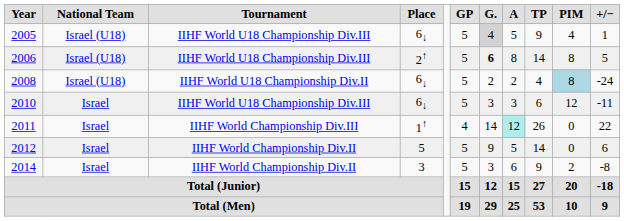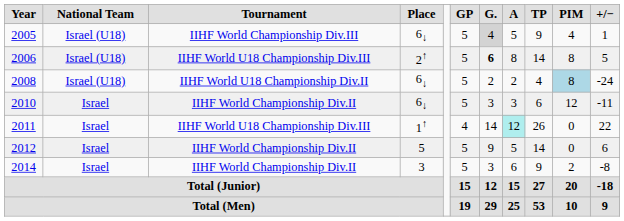(274, 35) IIHF World U18 Championship Div.III -> (274, 35) IIHF World Championship Div.III
(274, 103) IIHF World U18 Championship Div.III -> (274, 103) IIHF World Championship Div.II
(274, 126) IIHF World Championship Div.III -> (274, 126) IIHF World U18 Championship Div.III
